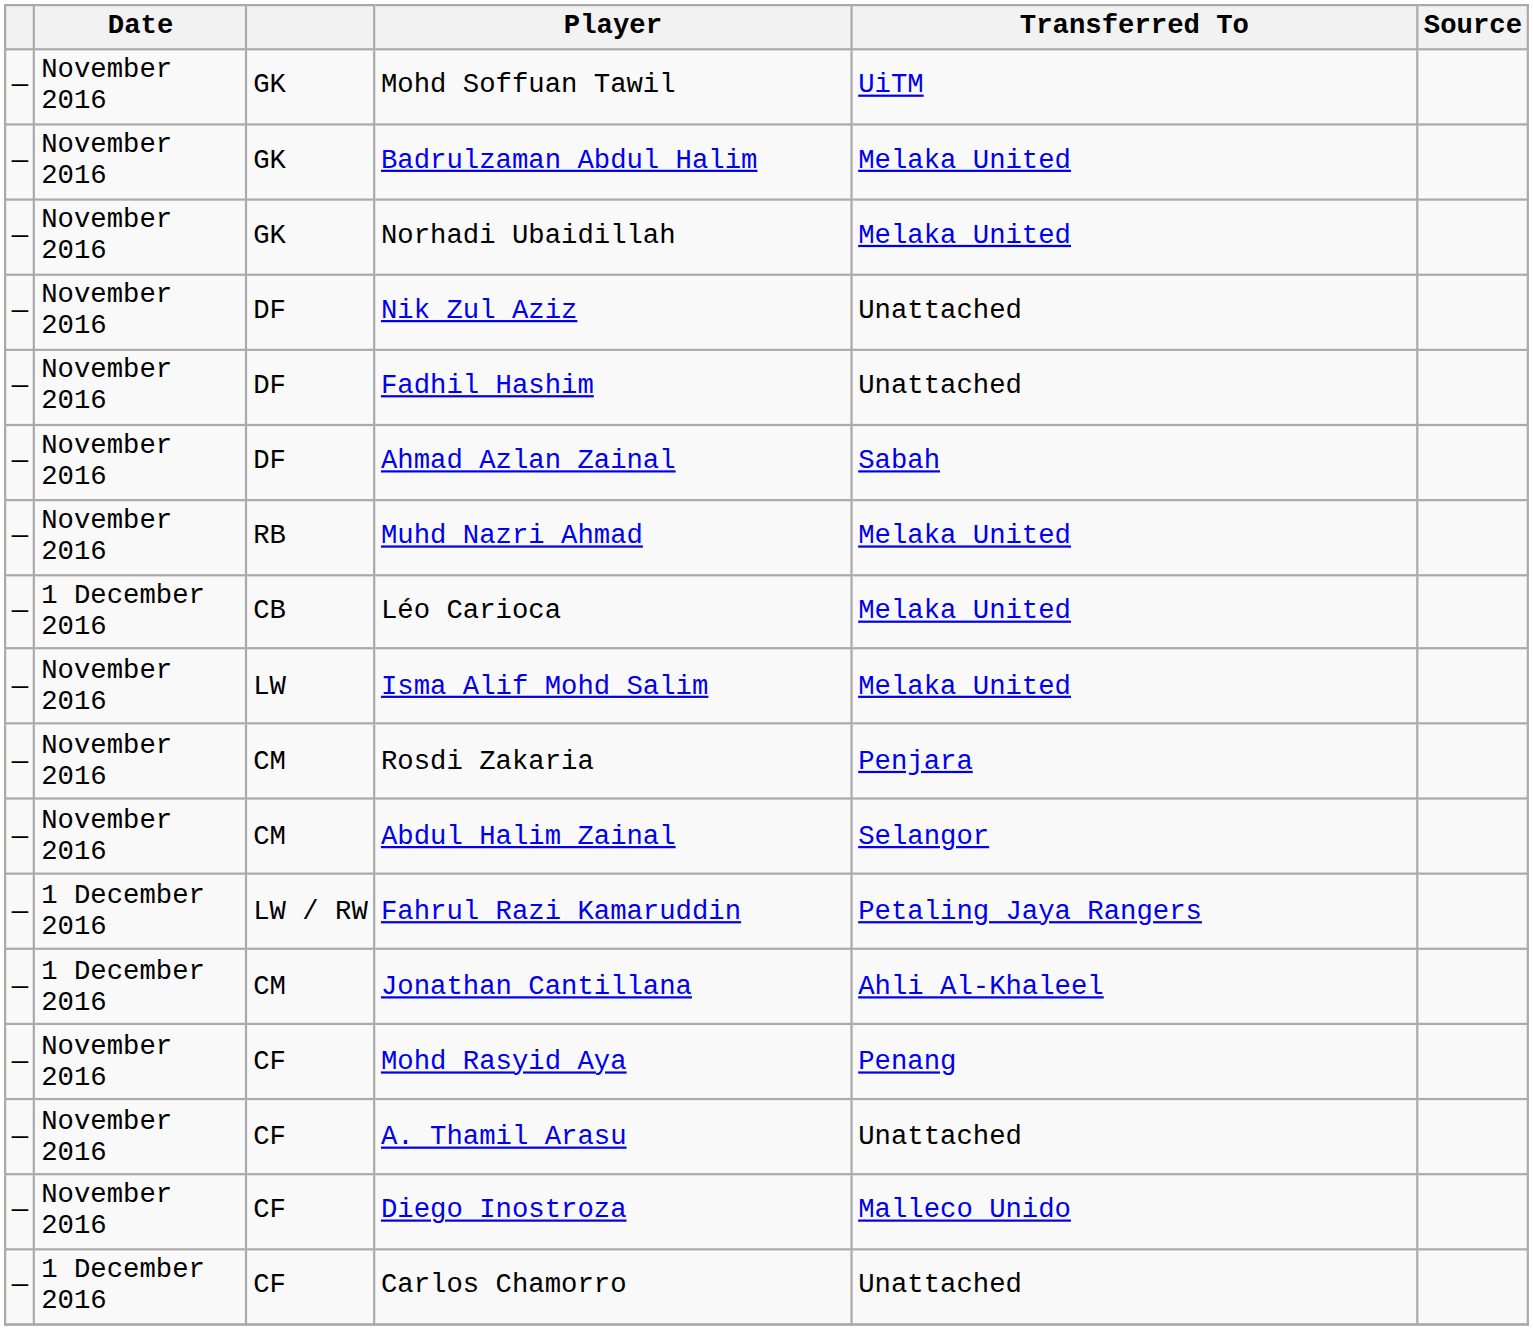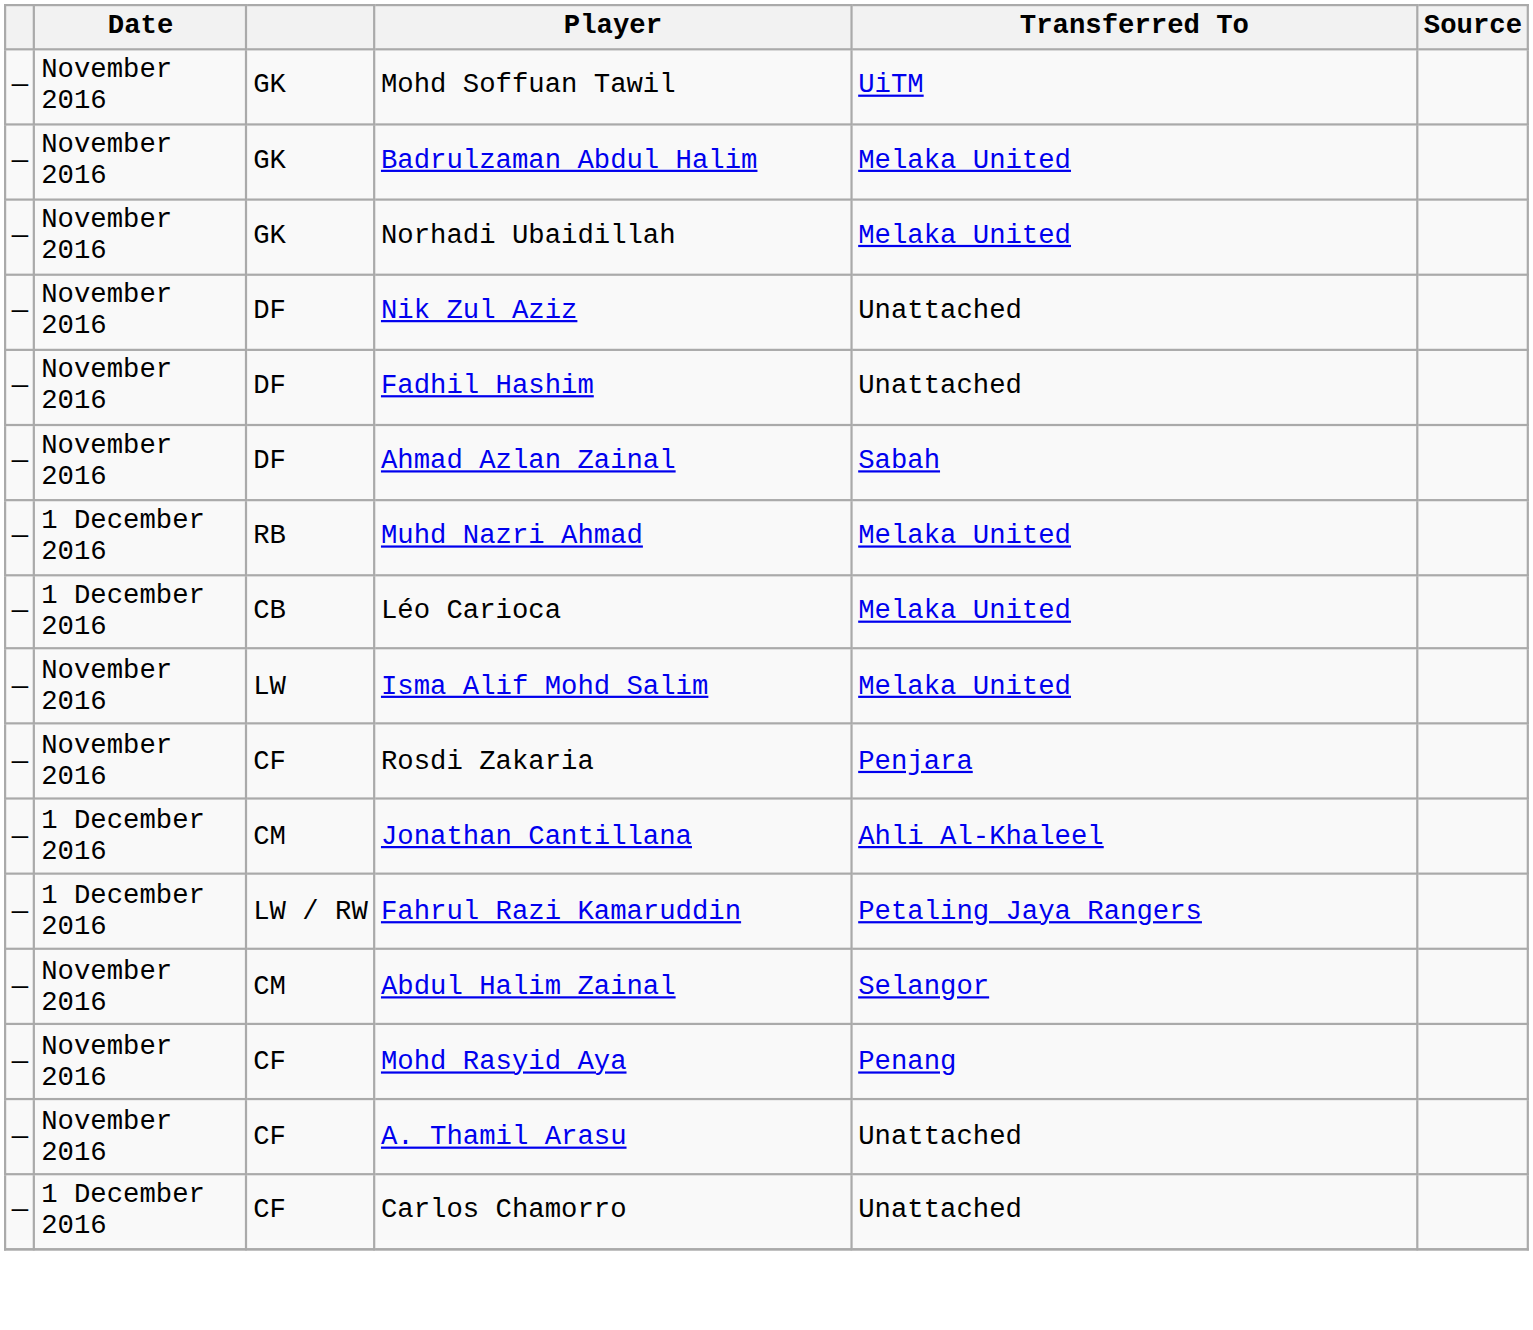(107, 537) November 2016 -> (123, 537) 1 December 2016
(270, 762) CM -> (270, 762) CF
rows swapped: (528, 837) <-> (536, 987)
- row: (504, 1212)
